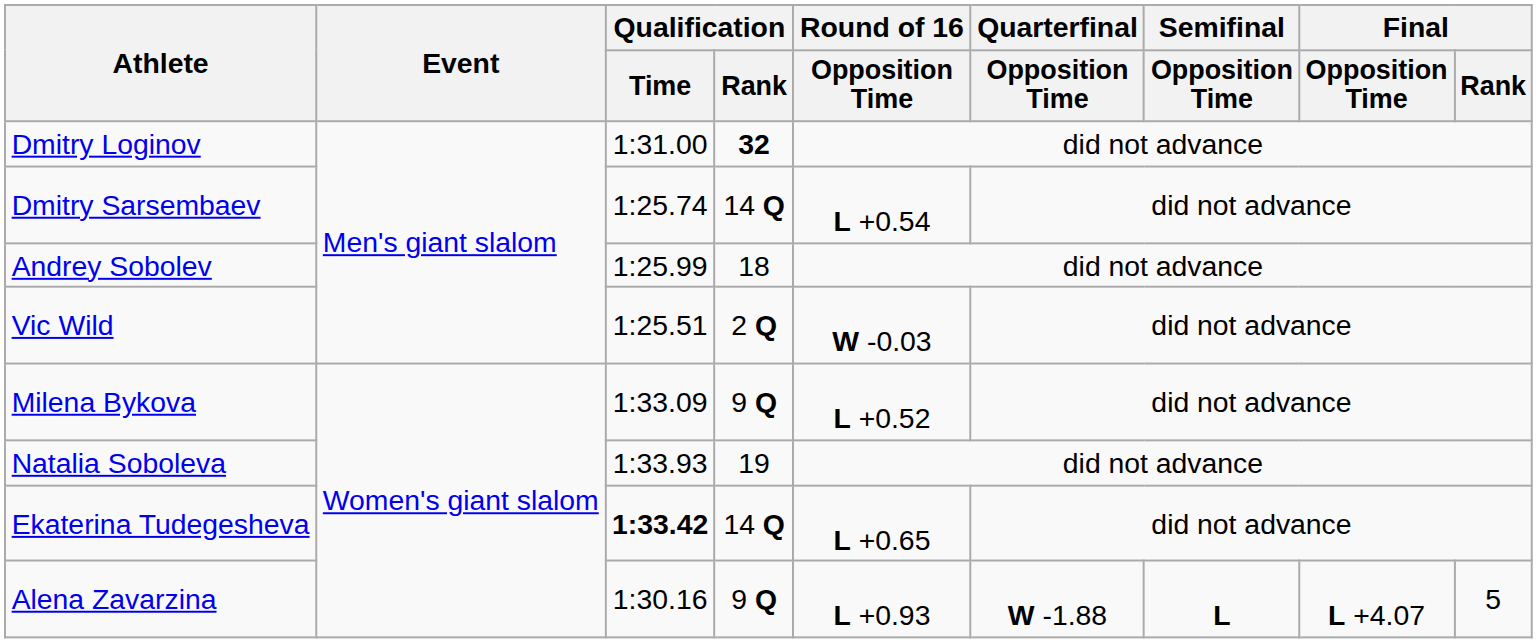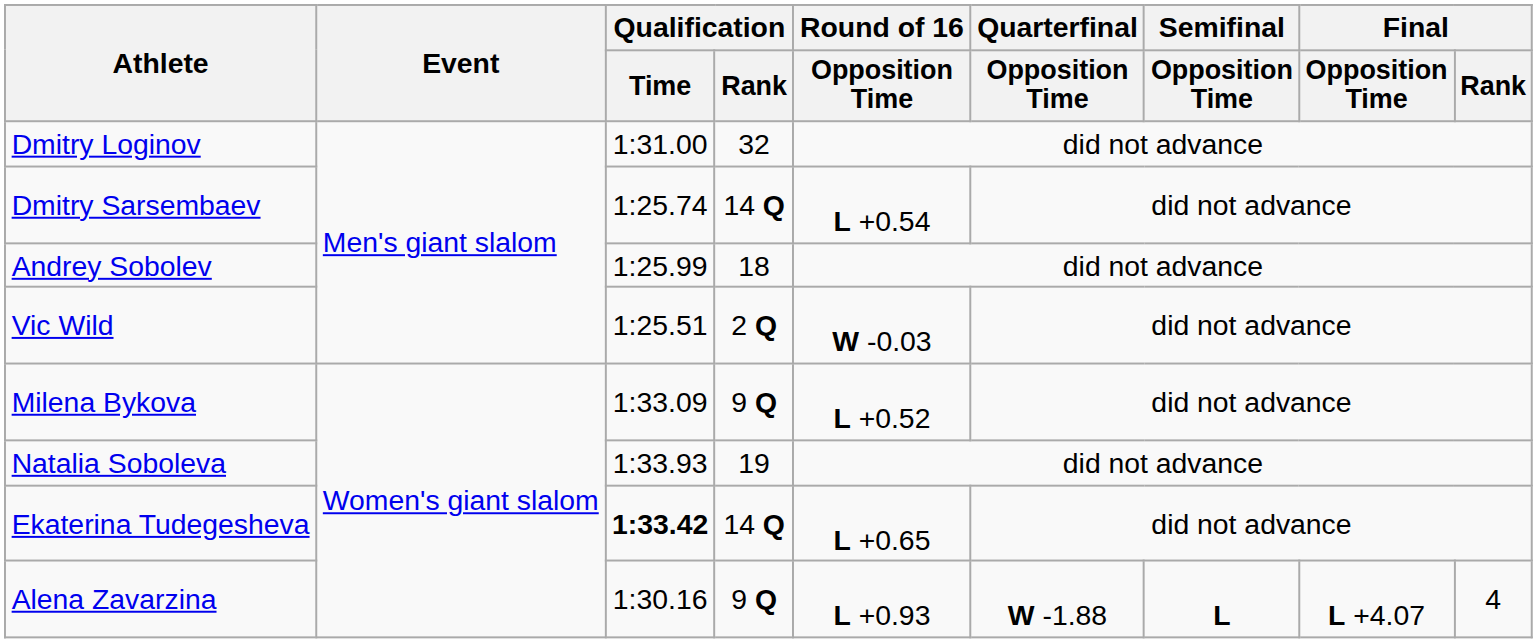(754, 144) bold -> (754, 144) normal
(1493, 600) 5 -> (1493, 600) 4
